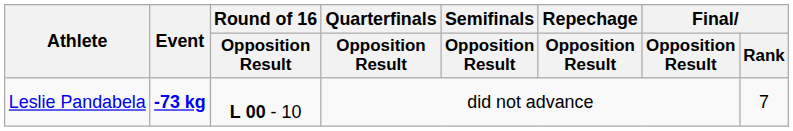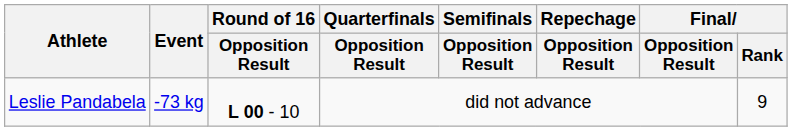(180, 102) bold -> (179, 102) normal
(764, 102) 7 -> (762, 102) 9
